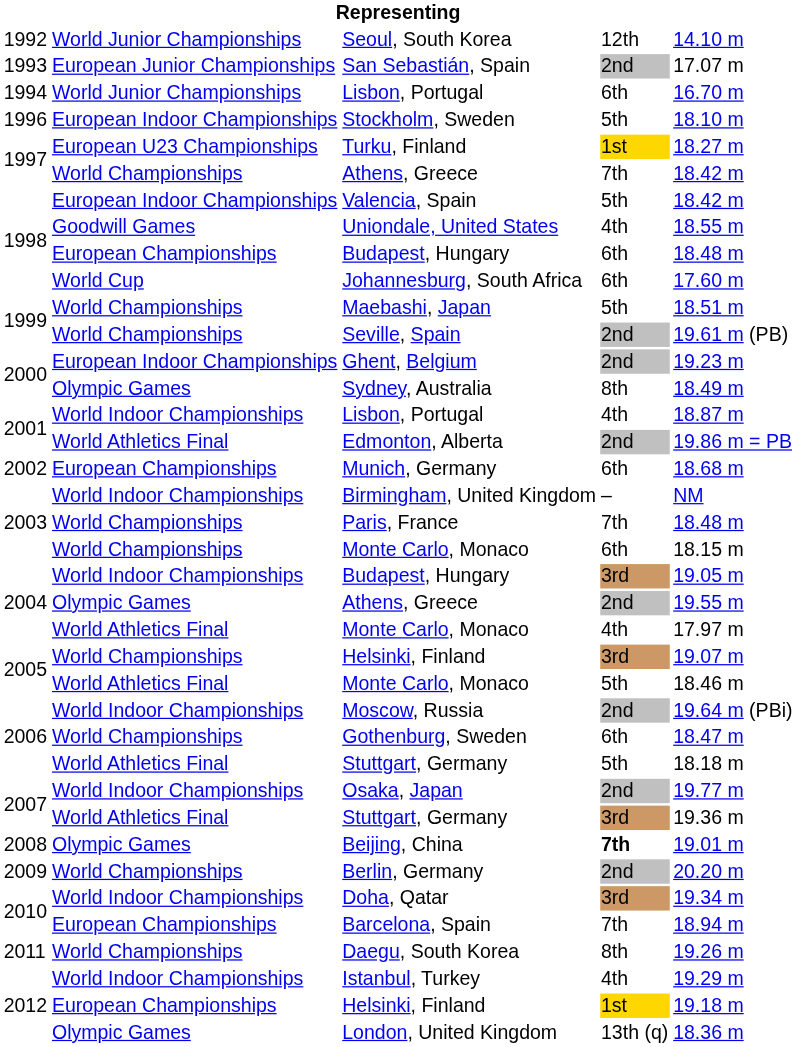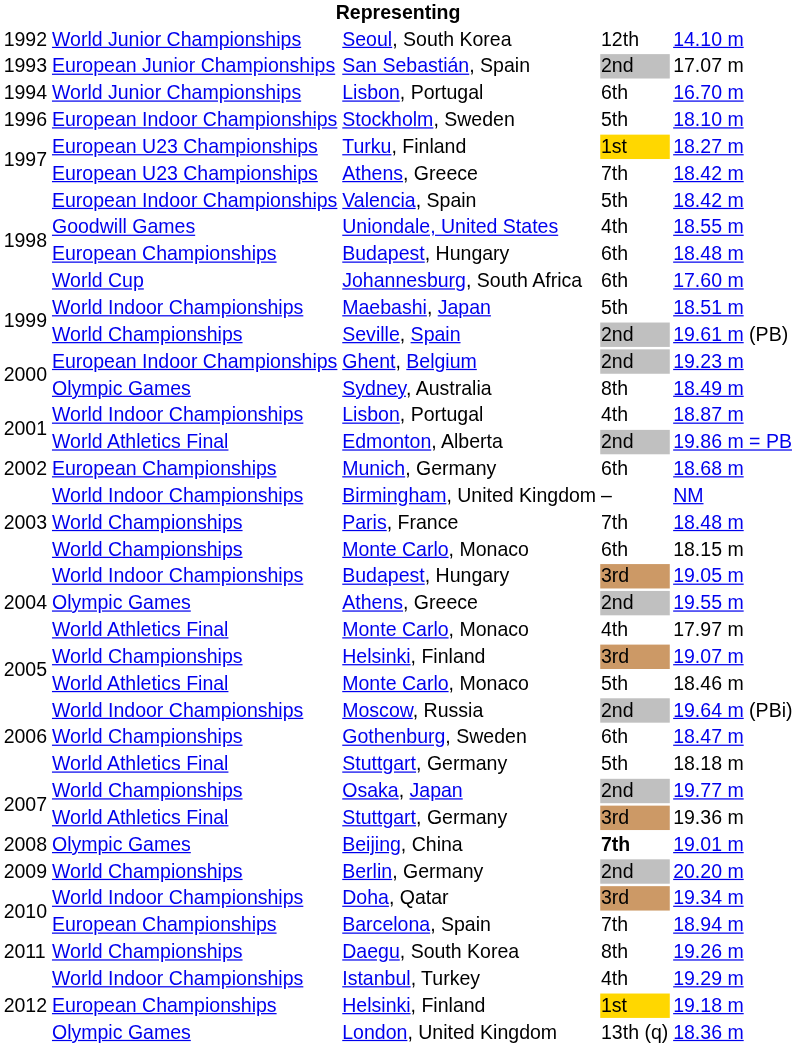(147, 173) World Championships -> (185, 173) European U23 Championships
(147, 307) World Championships -> (178, 307) World Indoor Championships
(178, 790) World Indoor Championships -> (147, 790) World Championships
